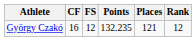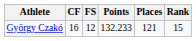(116, 28) 132.235 -> (116, 28) 132.233
(178, 28) 12 -> (178, 28) 15
